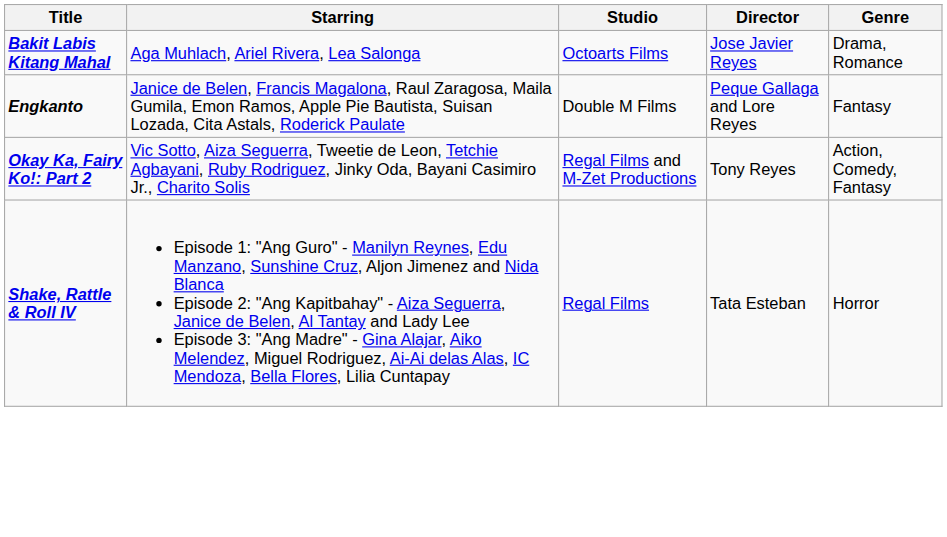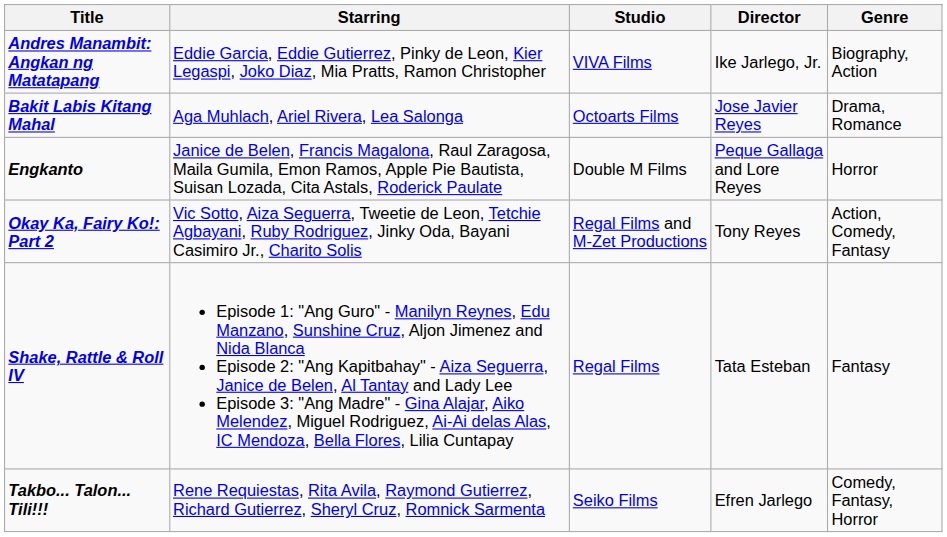+ row: (80, 62)
(862, 106) Fantasy -> (855, 169) Horror
(856, 303) Horror -> (861, 366) Fantasy
+ row: (70, 500)
